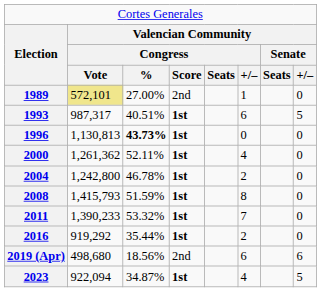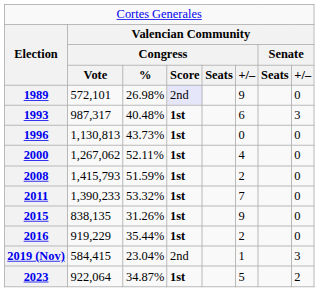(91, 94) khaki background -> (91, 94) no background
(145, 94) 27.00% -> (145, 94) 26.98%
(181, 94) no background -> (179, 94) lavender background
(244, 94) 1 -> (242, 94) 9
(145, 114) 40.51% -> (145, 114) 40.48%
(300, 114) 5 -> (297, 114) 3
(146, 134) bold -> (145, 134) normal
(95, 155) 1,261,362 -> (95, 155) 1,267,062
- row: (36, 175)
(244, 195) 8 -> (242, 175) 2
+ row: (36, 215)
(91, 235) 919,292 -> (91, 235) 919,229
- row: (36, 255)
+ row: (36, 255)
(91, 276) 922,094 -> (91, 276) 922,064
(244, 276) 4 -> (242, 276) 5
(300, 276) 5 -> (297, 276) 2
